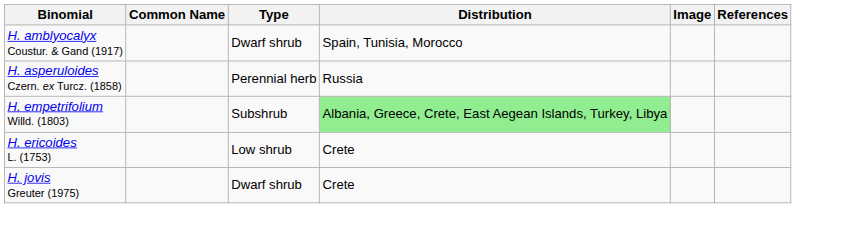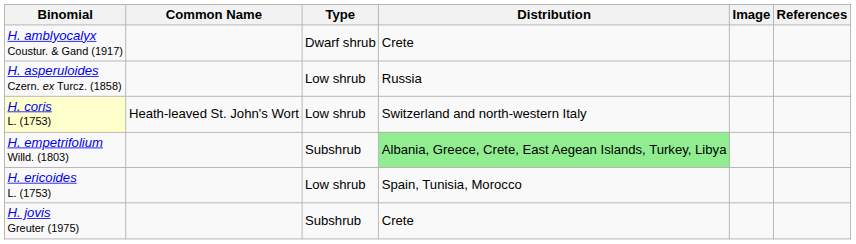(393, 43) Spain, Tunisia, Morocco -> (398, 43) Crete
(274, 78) Perennial herb -> (335, 78) Low shrub
+ row: (30, 114)
(339, 149) Crete -> (452, 185) Spain, Tunisia, Morocco
(267, 185) Dwarf shrub -> (333, 220) Subshrub
